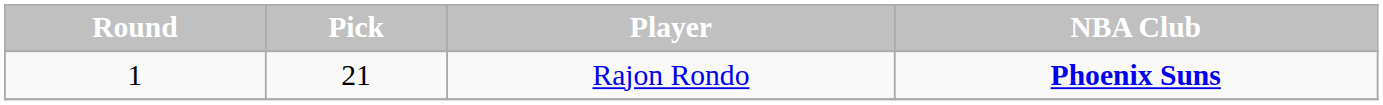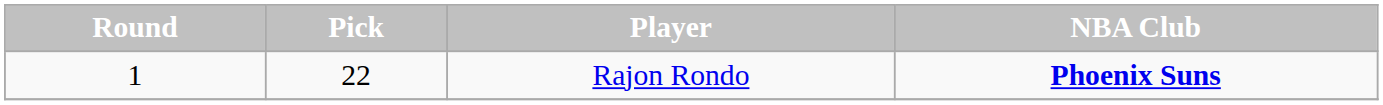(356, 74) 21 -> (356, 74) 22
